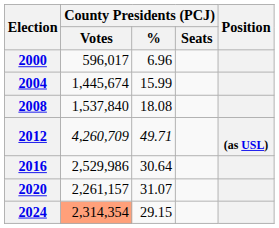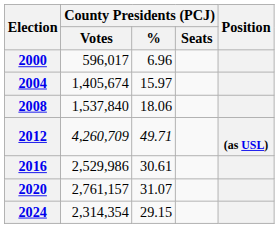(100, 83) 1,445,674 -> (100, 83) 1,405,674
(156, 83) 15.99 -> (156, 83) 15.97
(156, 106) 18.08 -> (156, 106) 18.06
(156, 167) 30.64 -> (156, 167) 30.61
(100, 189) 2,261,157 -> (100, 189) 2,761,157
(100, 212) lightsalmon background -> (100, 212) no background
